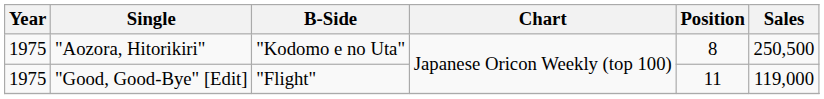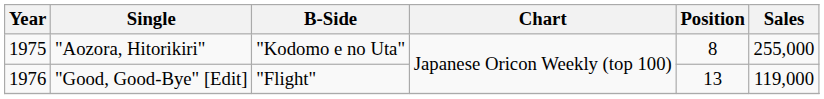(784, 49) 250,500 -> (784, 49) 255,000
(28, 78) 1975 -> (28, 78) 1976
(713, 78) 11 -> (713, 78) 13
